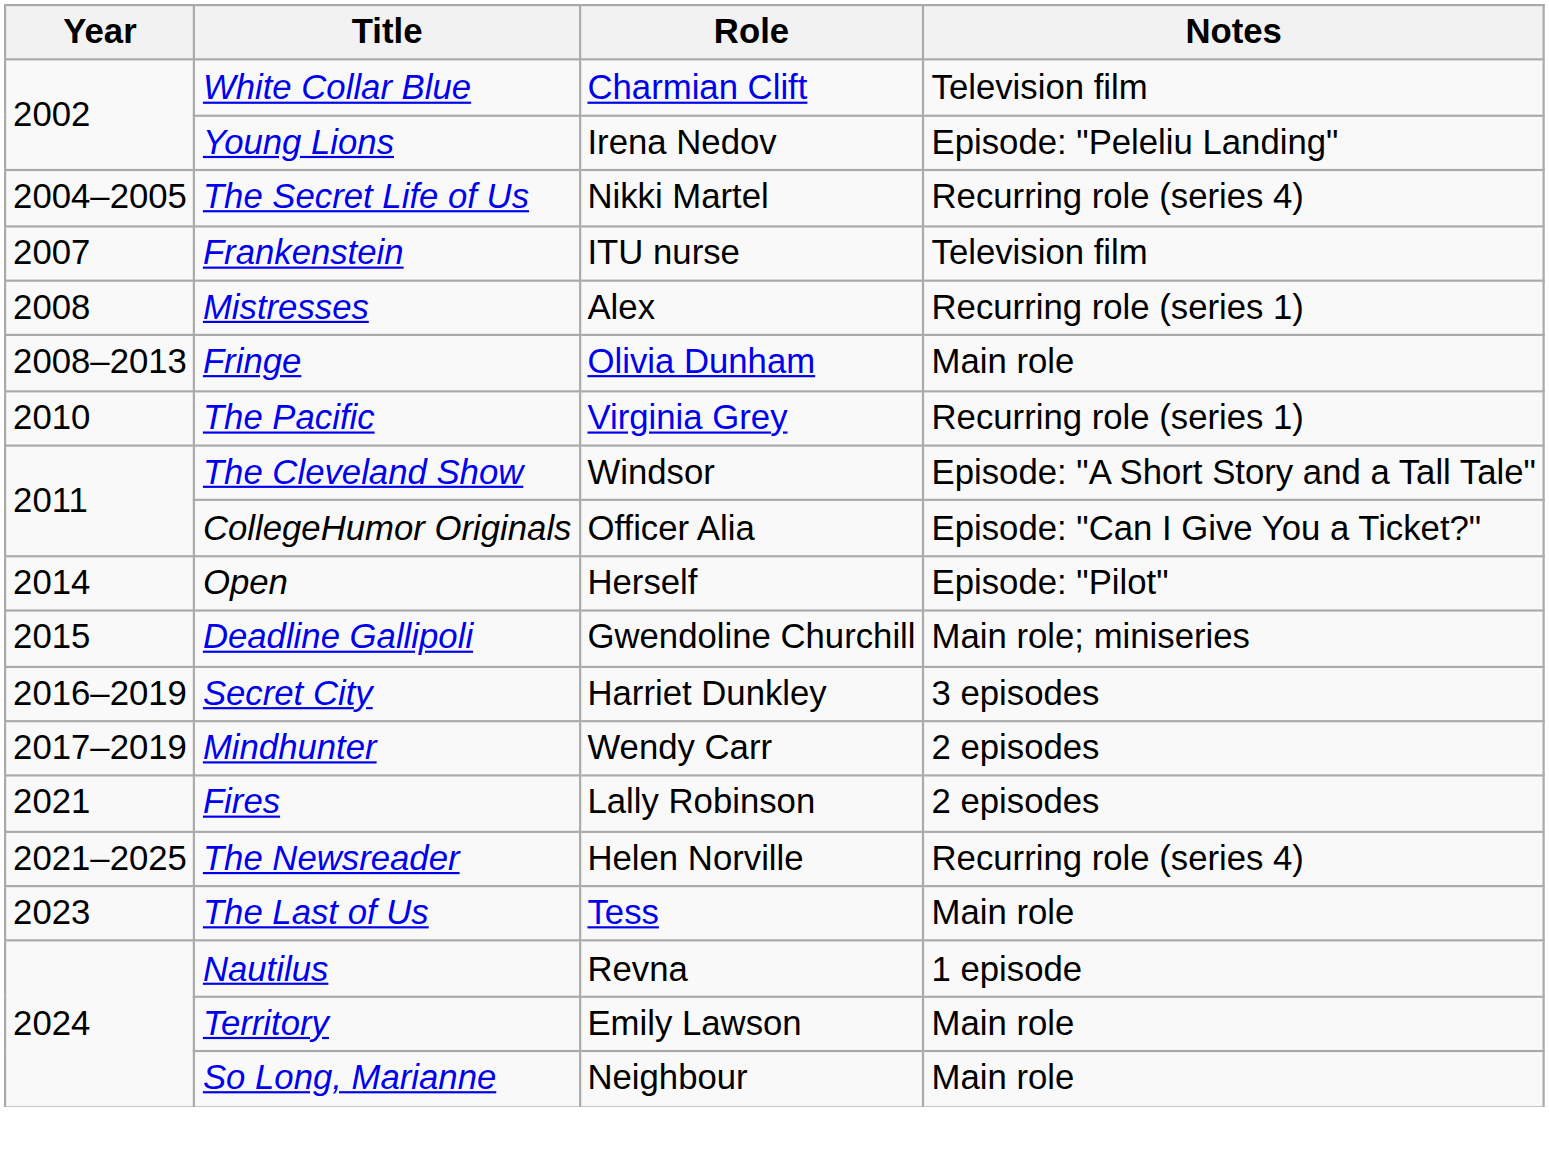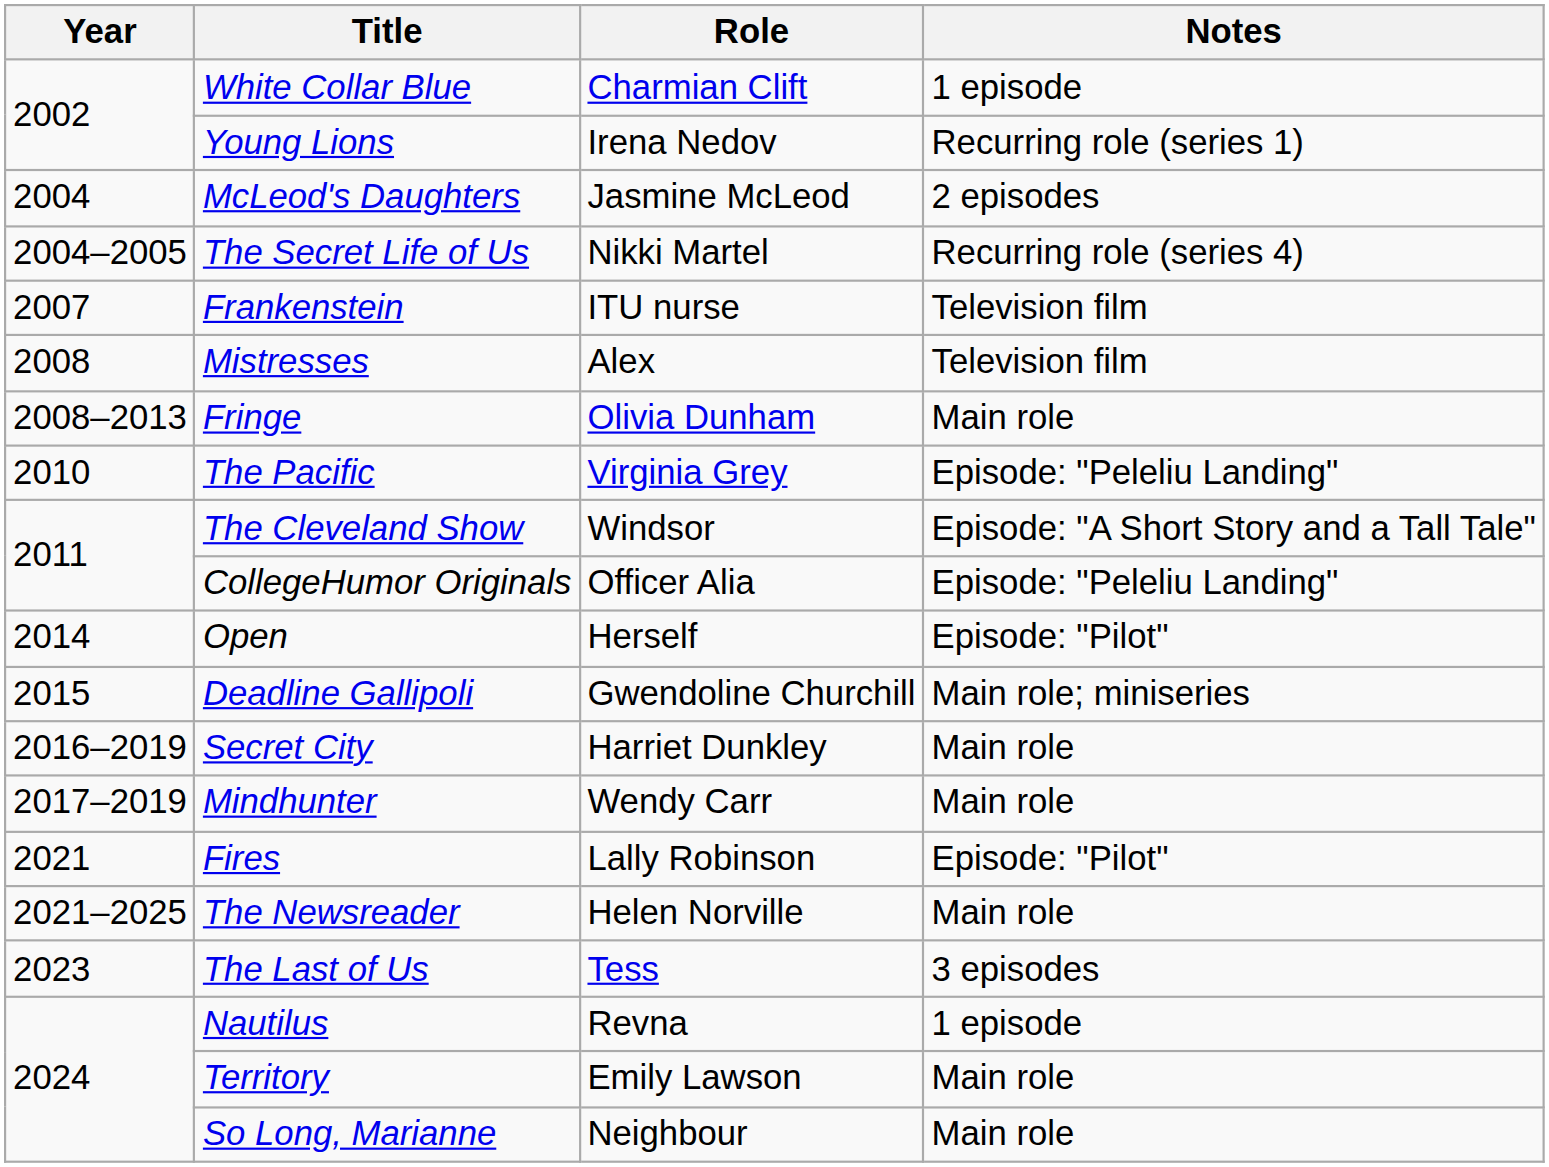(1040, 87) Television film -> (1007, 87) 1 episode
(1135, 142) Episode: "Peleliu Landing" -> (1118, 142) Recurring role (series 1)
+ row: (362, 197)
(1118, 307) Recurring role (series 1) -> (1040, 362) Television film
(1118, 417) Recurring role (series 1) -> (1135, 472) Episode: "Peleliu Landing"
(1206, 527) Episode: "Can I Give You a Ticket?" -> (1135, 582) Episode: "Peleliu Landing"
(1016, 692) 3 episodes -> (1003, 747) Main role
(1016, 747) 2 episodes -> (1003, 802) Main role
(1016, 802) 2 episodes -> (1050, 857) Episode: "Pilot"
(1118, 857) Recurring role (series 4) -> (1003, 913) Main role
(1003, 913) Main role -> (1016, 968) 3 episodes
